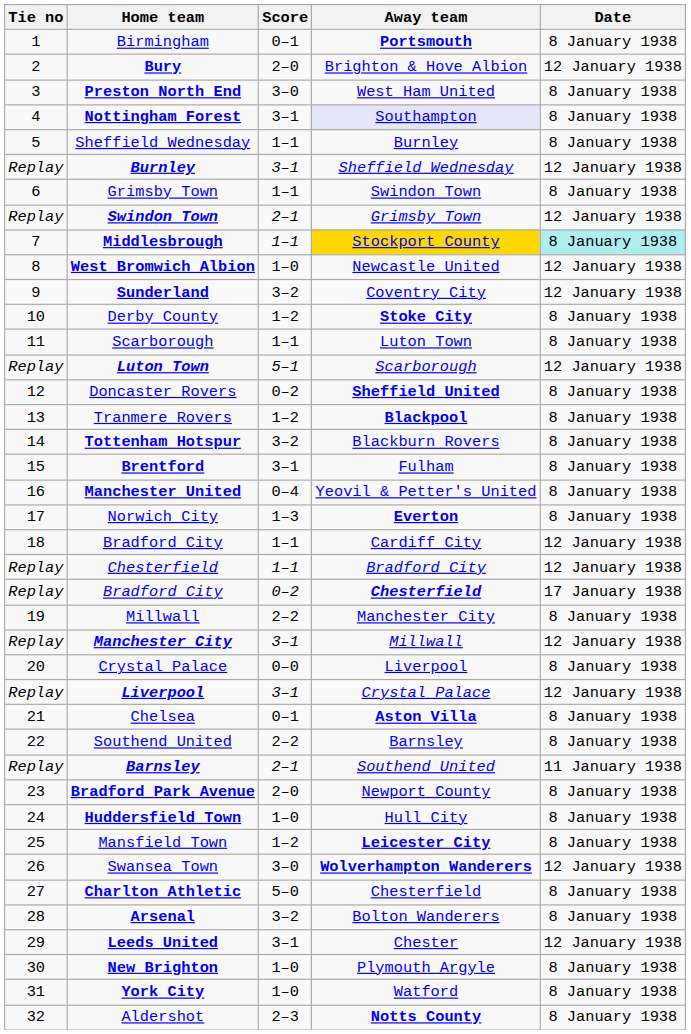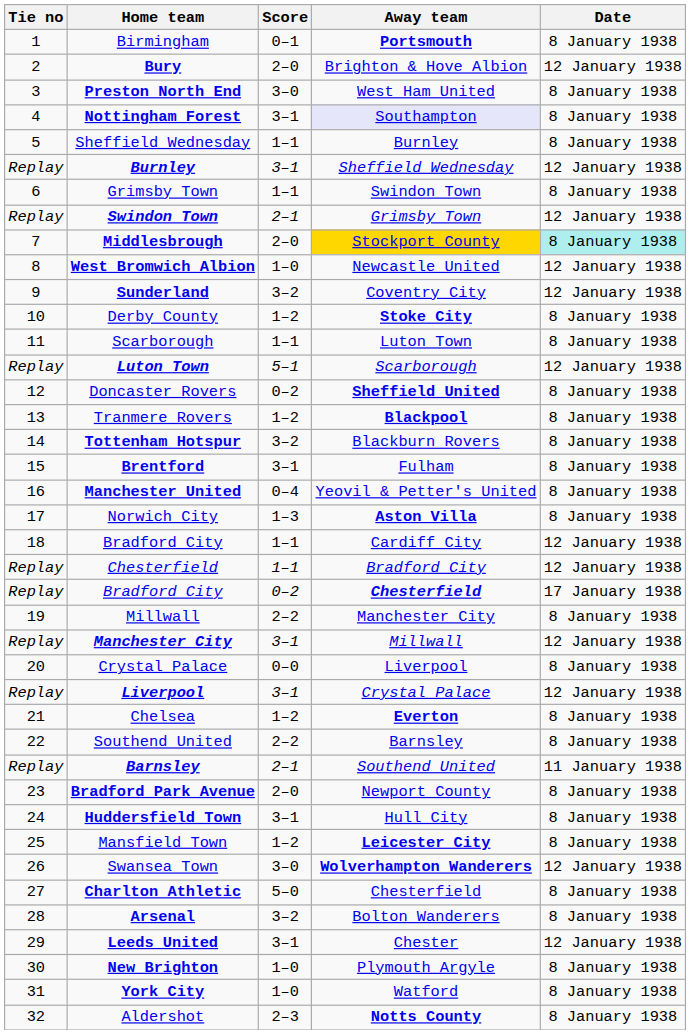(285, 242) 1–1 -> (285, 242) 2–0
(426, 517) Everton -> (426, 517) Aston Villa
(285, 717) 0–1 -> (285, 717) 1–2
(426, 717) Aston Villa -> (426, 717) Everton
(285, 817) 1–0 -> (285, 817) 3–1
